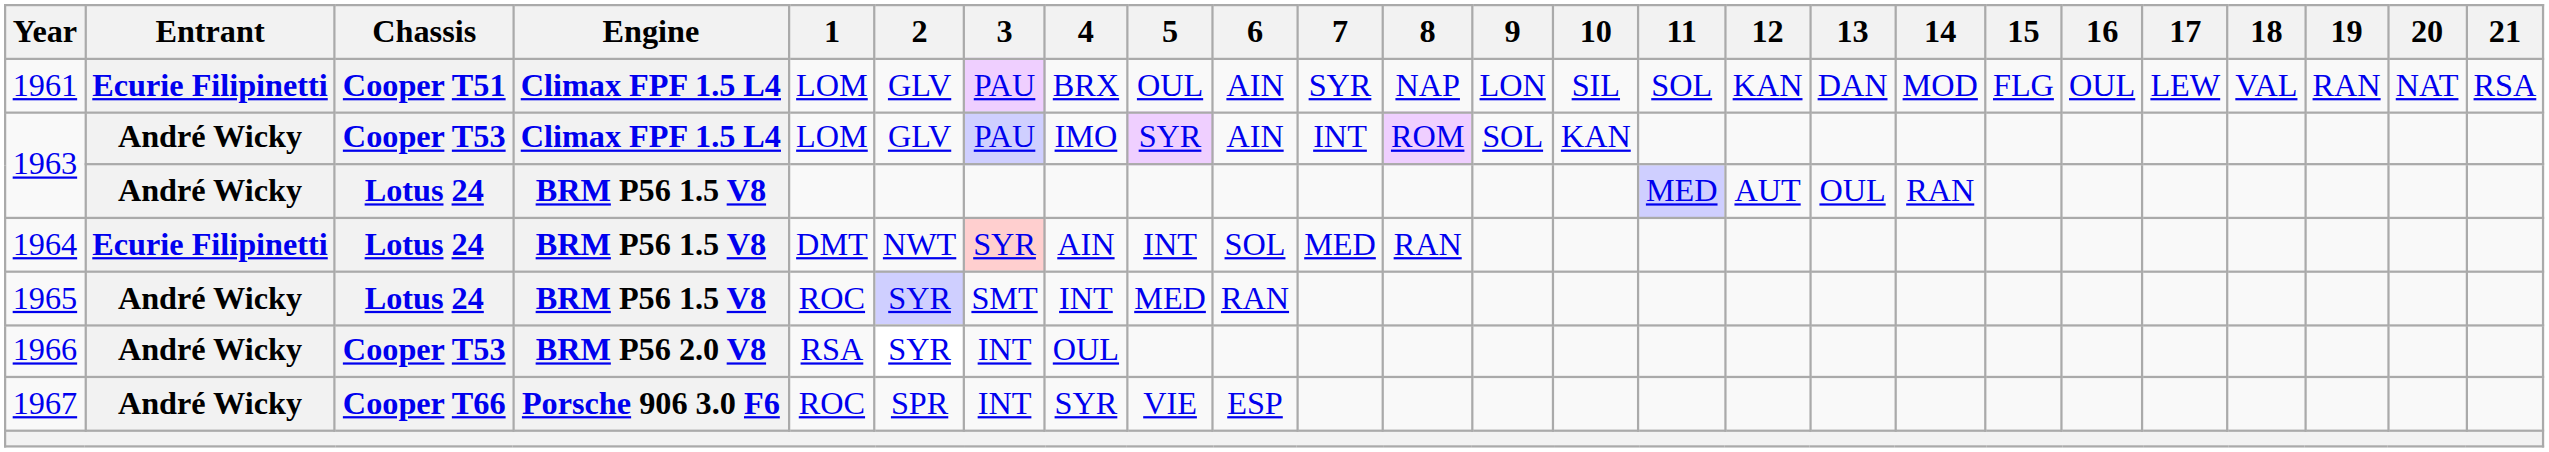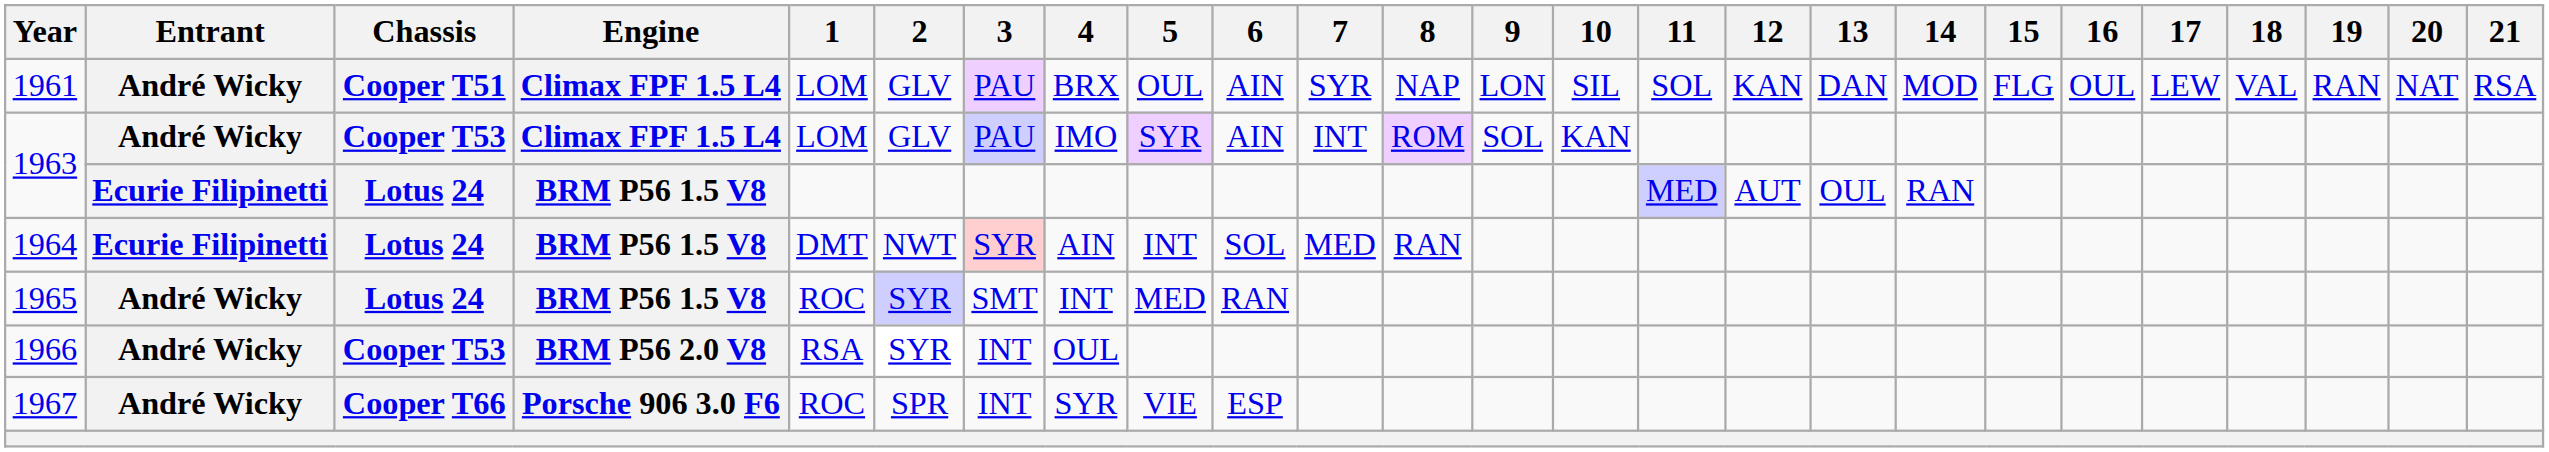(210, 84) Ecurie Filipinetti -> (210, 84) André Wicky
(210, 191) André Wicky -> (210, 191) Ecurie Filipinetti
